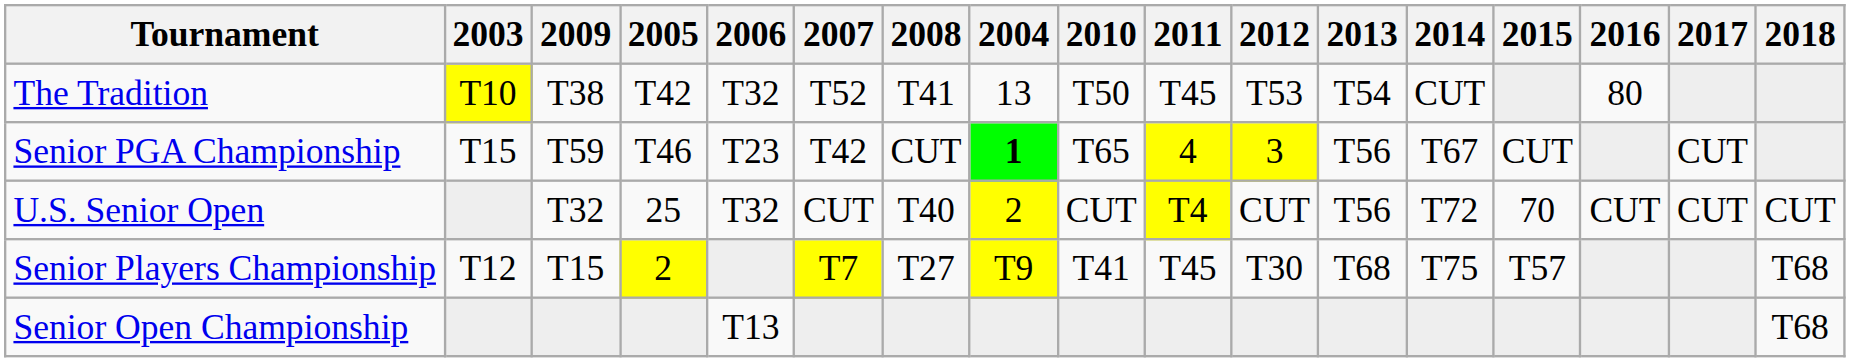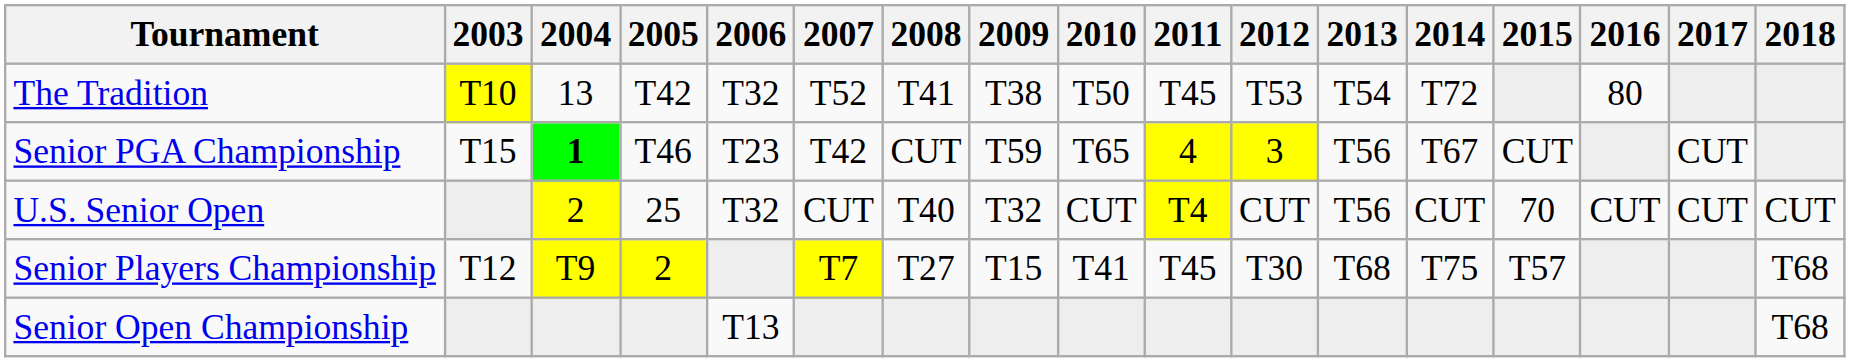columns swapped: (1014, 34) <-> (576, 34)
(1450, 92) CUT -> (1450, 92) T72
(1450, 209) T72 -> (1450, 209) CUT
